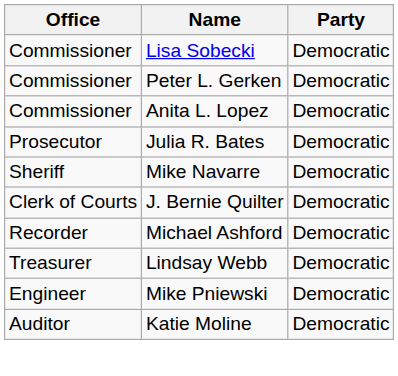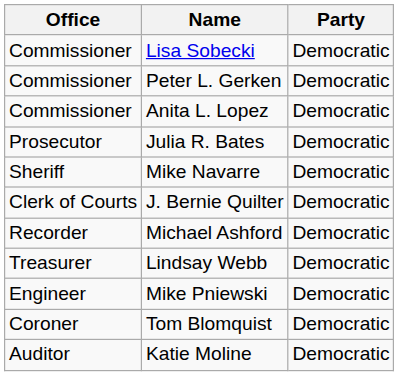+ row: (209, 324)
